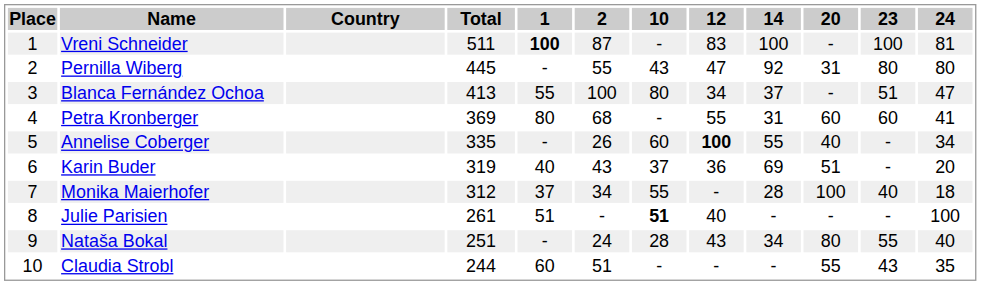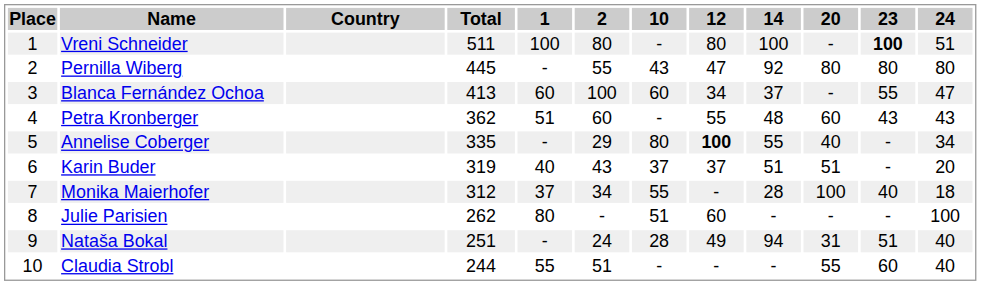(545, 44) bold -> (545, 44) normal
(602, 44) 87 -> (602, 44) 80
(716, 44) 83 -> (716, 44) 80
(888, 44) normal -> (888, 44) bold
(945, 44) 81 -> (945, 44) 51
(831, 68) 31 -> (831, 68) 80
(545, 93) 55 -> (545, 93) 60
(659, 93) 80 -> (659, 93) 60
(888, 93) 51 -> (888, 93) 55
(481, 118) 369 -> (481, 118) 362
(545, 118) 80 -> (545, 118) 51
(602, 118) 68 -> (602, 118) 60
(774, 118) 31 -> (774, 118) 48
(888, 118) 60 -> (888, 118) 43
(945, 118) 41 -> (945, 118) 43
(602, 142) 26 -> (602, 142) 29
(659, 142) 60 -> (659, 142) 80
(716, 167) 36 -> (716, 167) 37
(774, 167) 69 -> (774, 167) 51
(481, 217) 261 -> (481, 217) 262
(545, 217) 51 -> (545, 217) 80
(659, 217) bold -> (659, 217) normal
(716, 217) 40 -> (716, 217) 60
(716, 241) 43 -> (716, 241) 49
(774, 241) 34 -> (774, 241) 94
(831, 241) 80 -> (831, 241) 31
(888, 241) 55 -> (888, 241) 51
(545, 266) 60 -> (545, 266) 55
(888, 266) 43 -> (888, 266) 60
(945, 266) 35 -> (945, 266) 40
